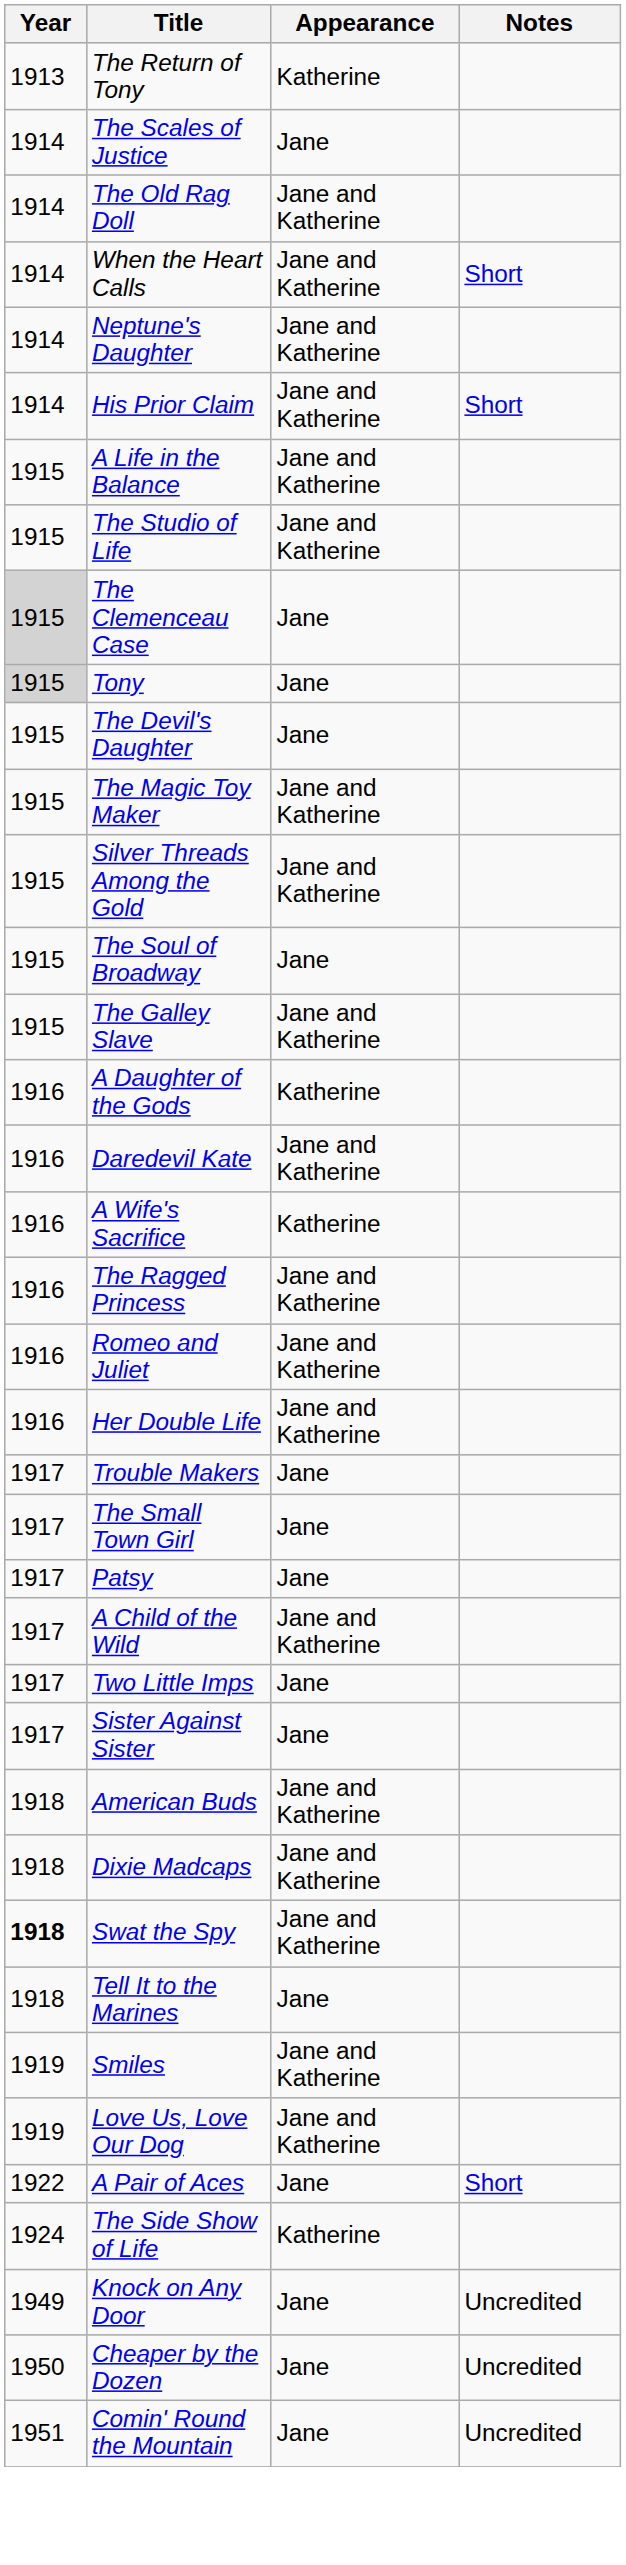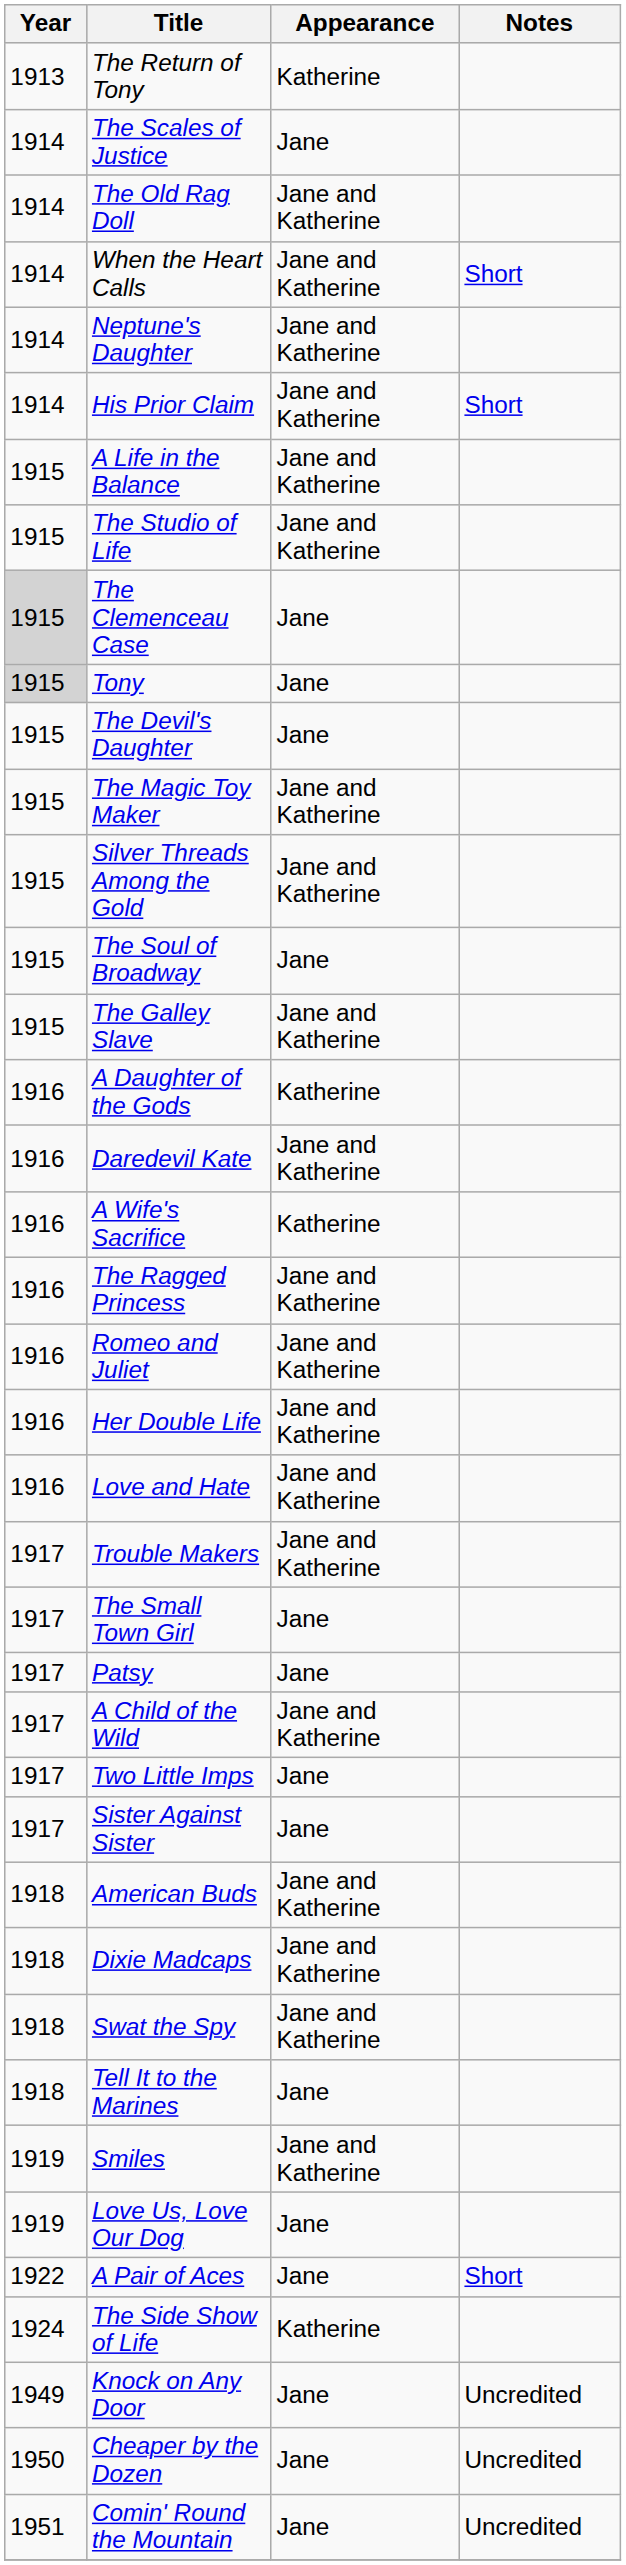+ row: (171, 1487)
(303, 1474) Jane -> (329, 1553) Jane and Katherine
(37, 1933) bold -> (37, 2026) normal
(329, 2131) Jane and Katherine -> (303, 2224) Jane
